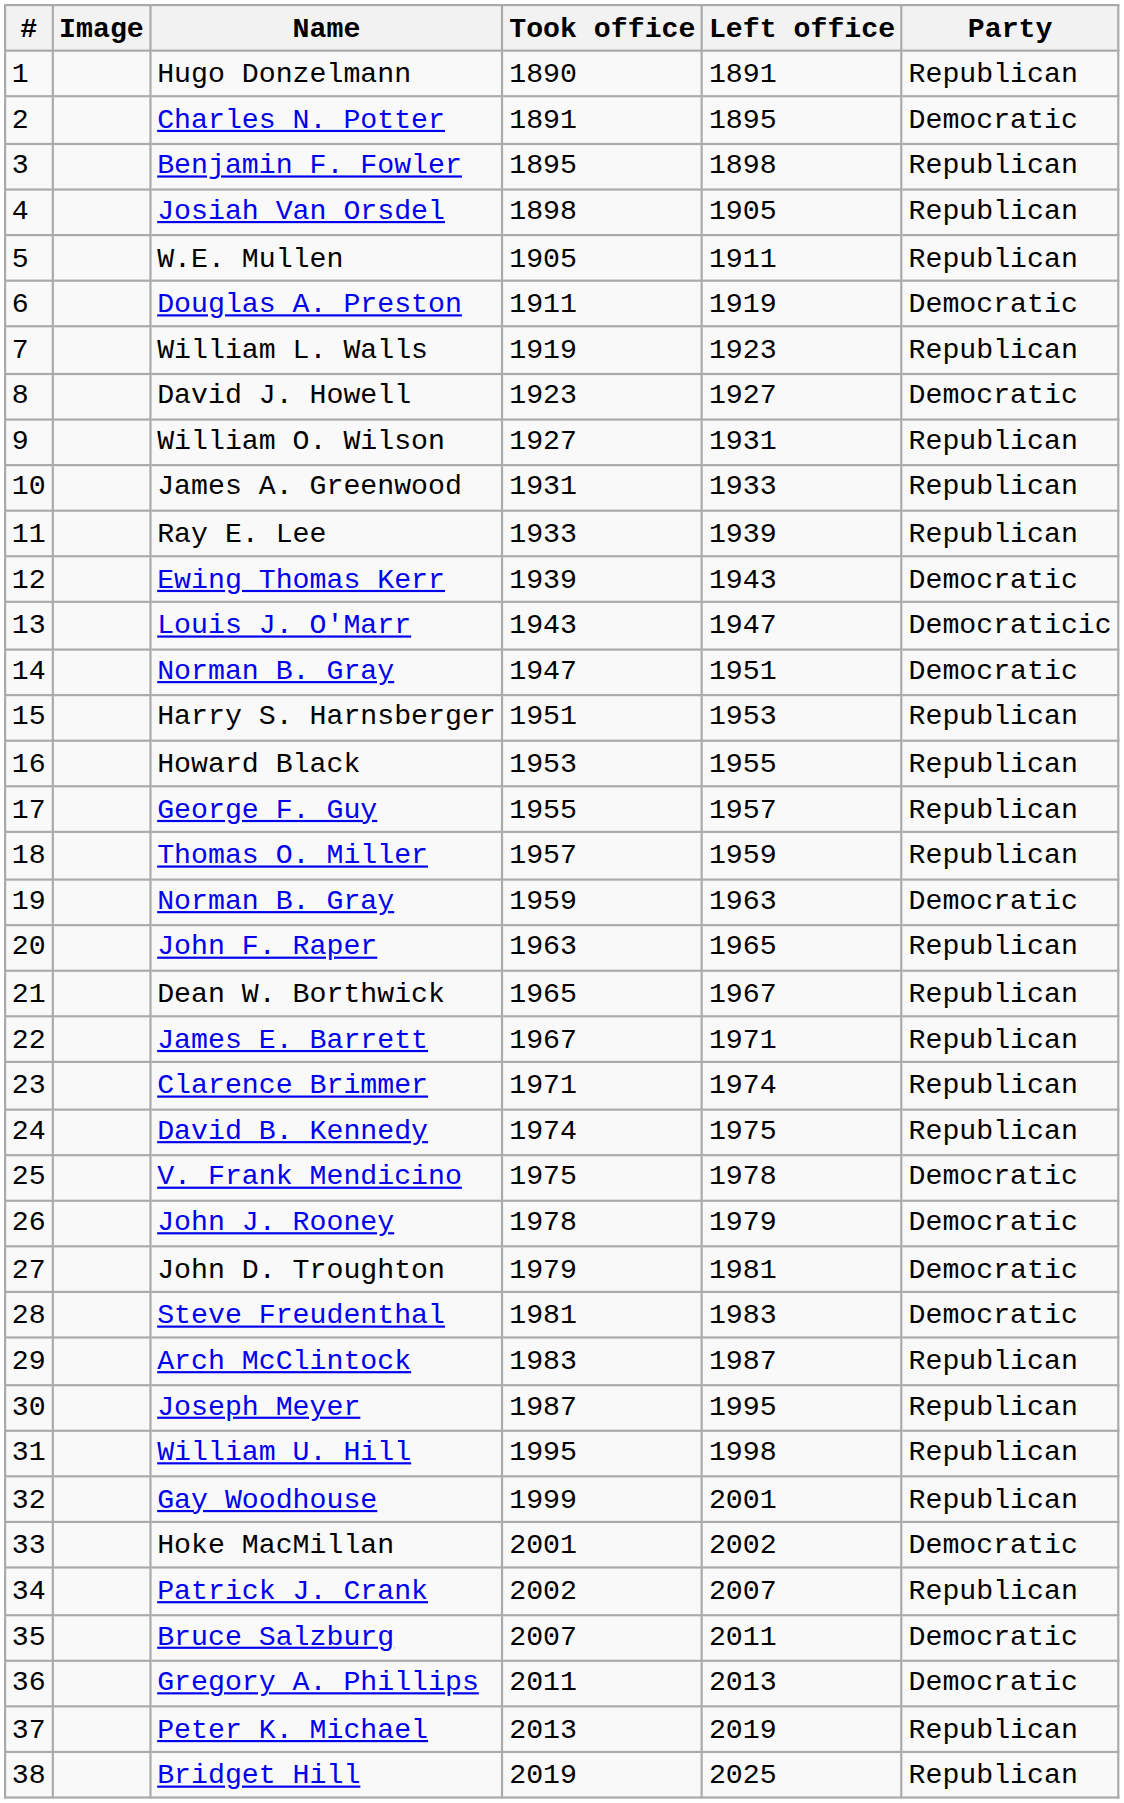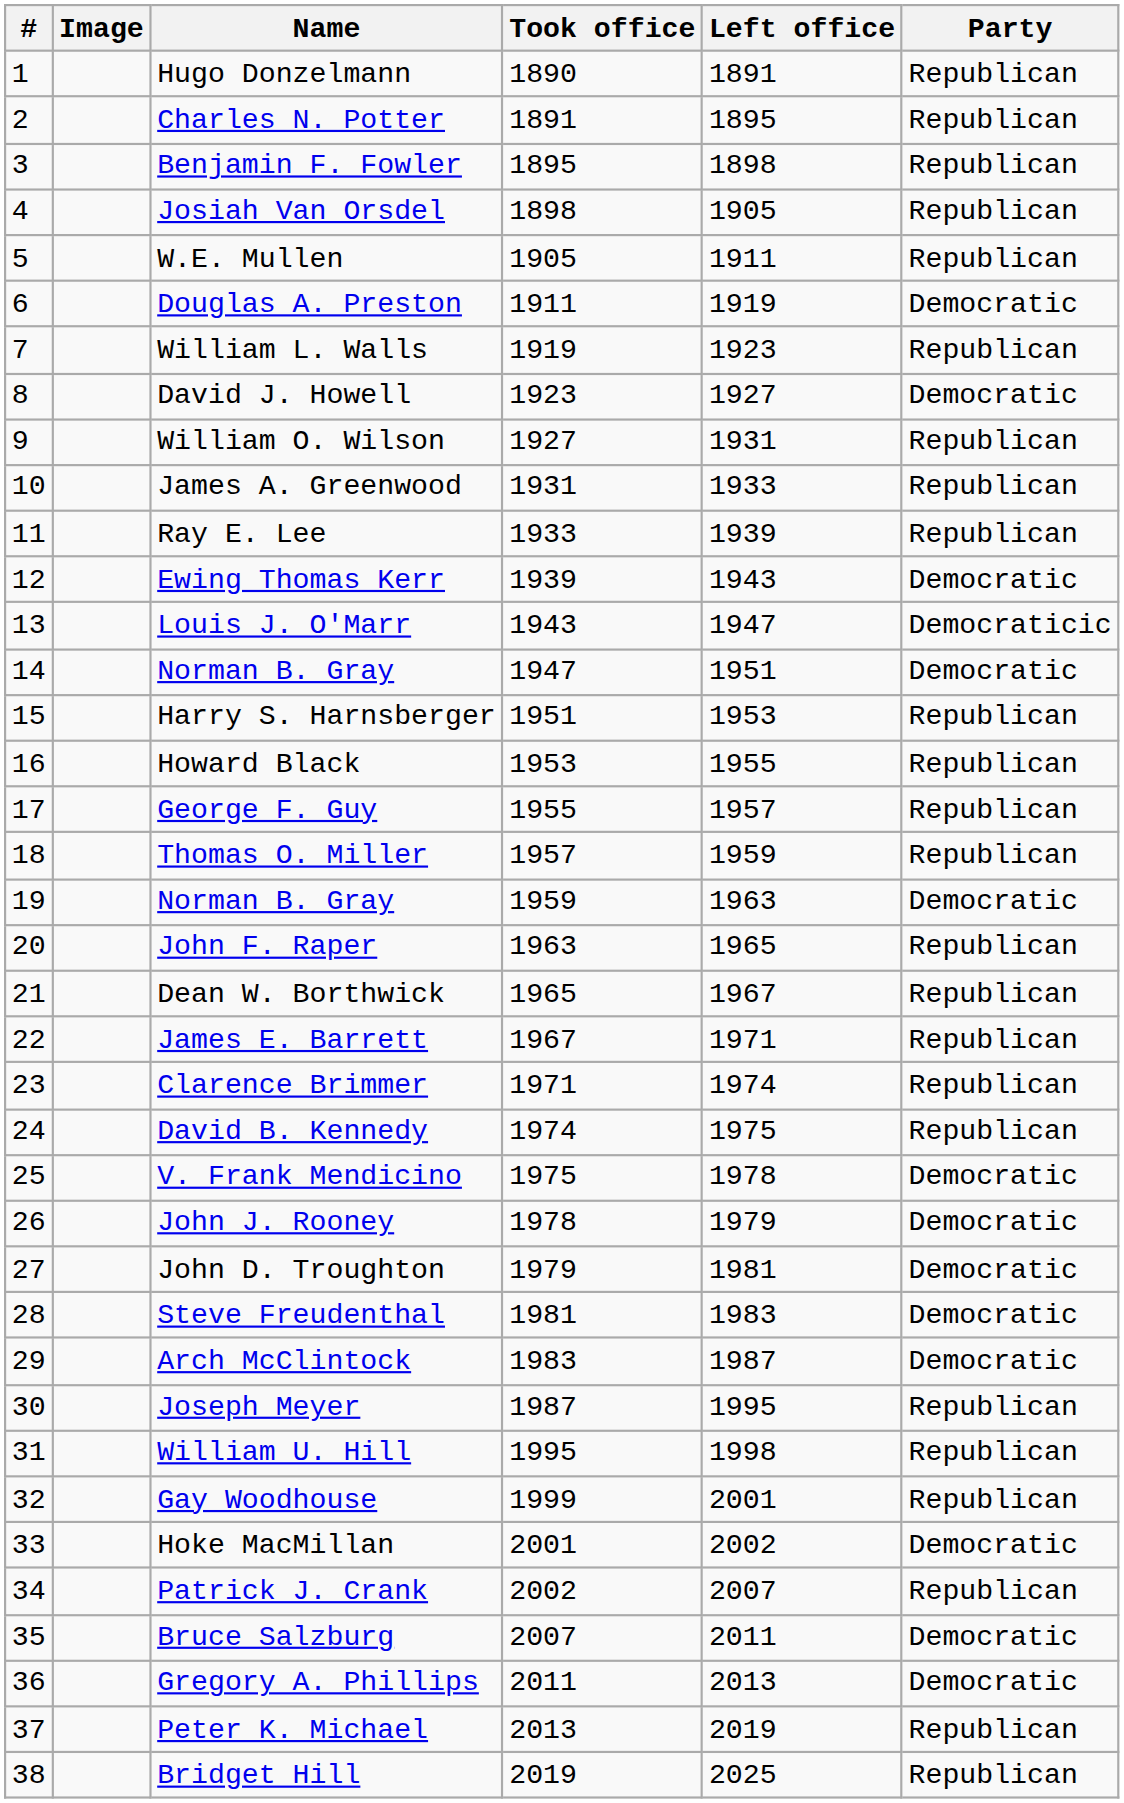(993, 120) Democratic -> (993, 120) Republican
(993, 1361) Republican -> (993, 1361) Democratic
